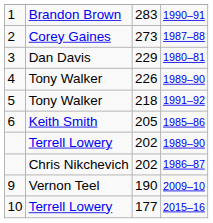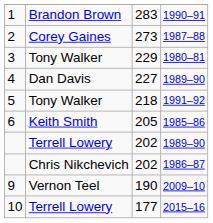(60, 57) Dan Davis -> (65, 57) Tony Walker
(65, 79) Tony Walker -> (60, 79) Dan Davis
(146, 79) 226 -> (146, 79) 227
